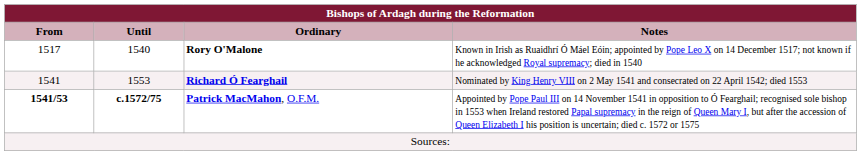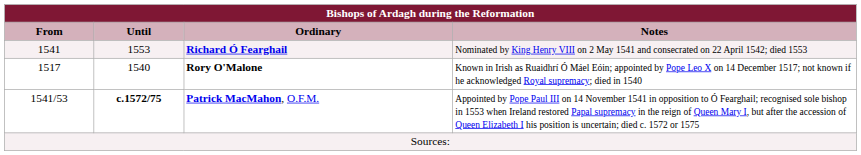rows swapped: (224, 49) <-> (237, 80)
(49, 98) bold -> (49, 98) normal
